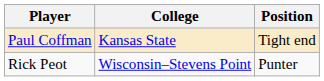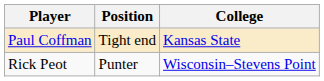columns swapped: (287, 16) <-> (175, 16)
